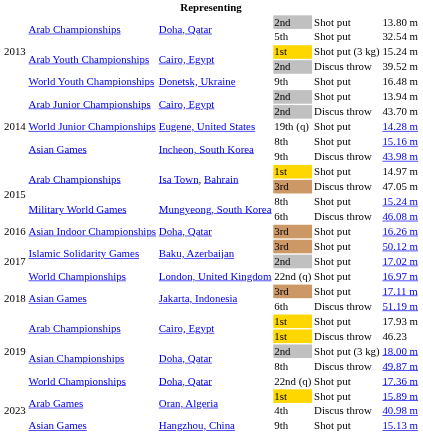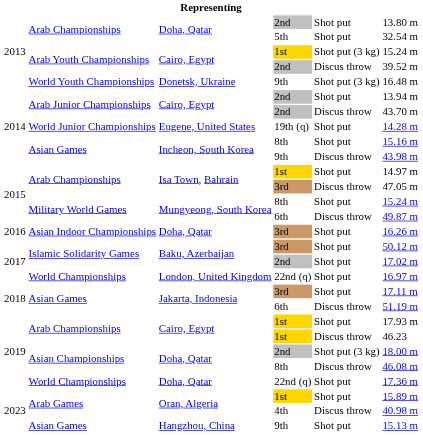(332, 82) Shot put -> (347, 82) Shot put (3 kg)
(400, 216) 46.08 m -> (400, 216) 49.87 m
(400, 366) 49.87 m -> (400, 366) 46.08 m
